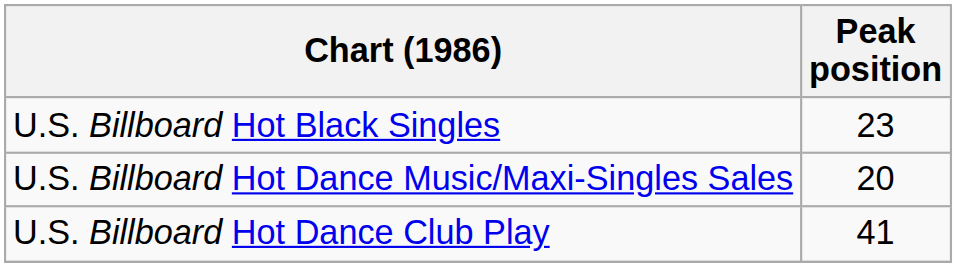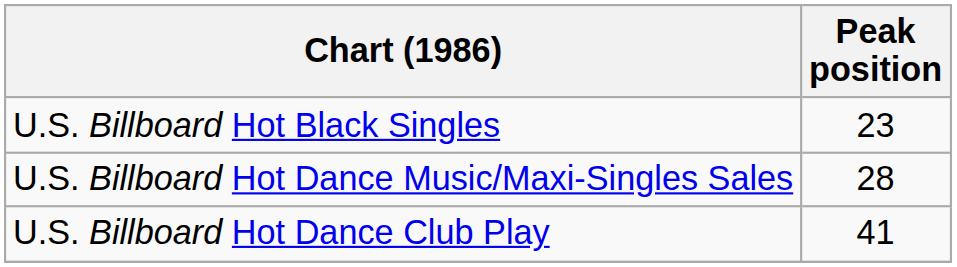(876, 178) 20 -> (876, 178) 28
